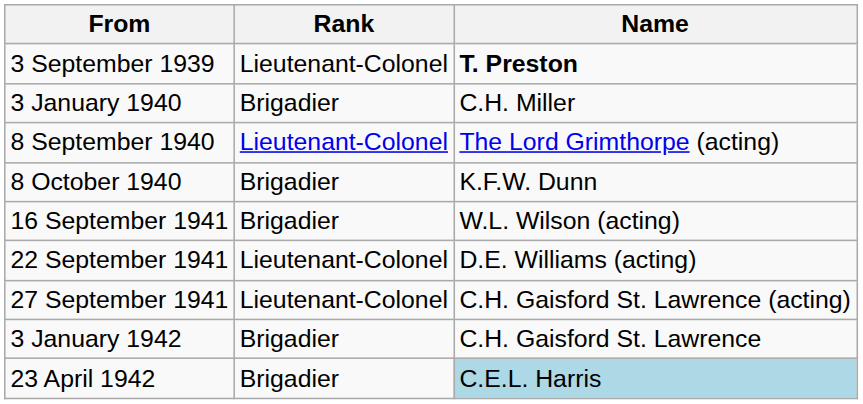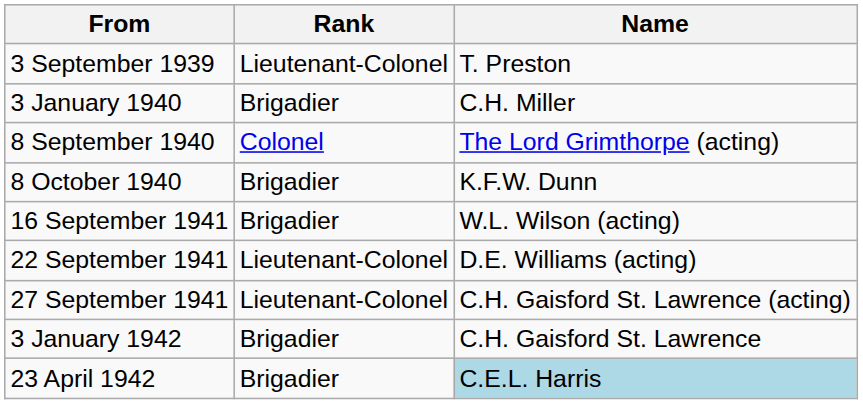(519, 63) bold -> (515, 63) normal
(344, 142) Lieutenant-Colonel -> (282, 142) Colonel
